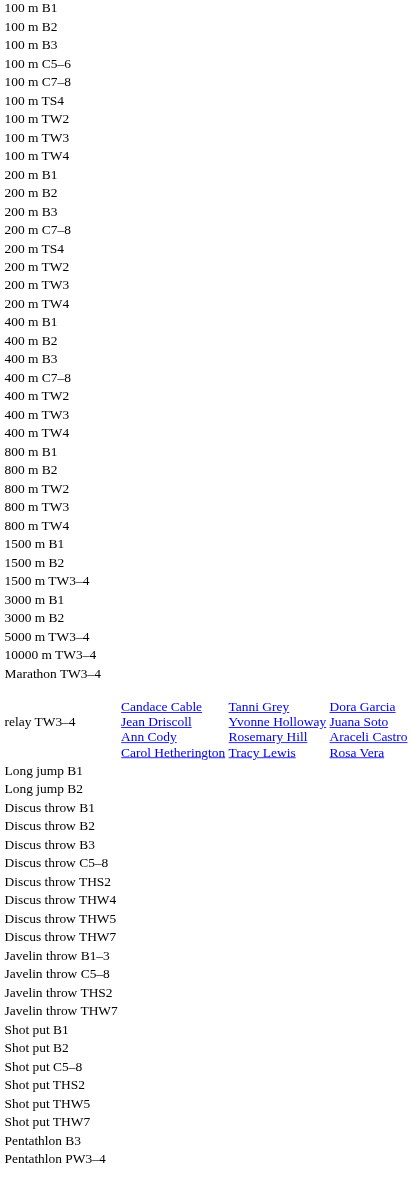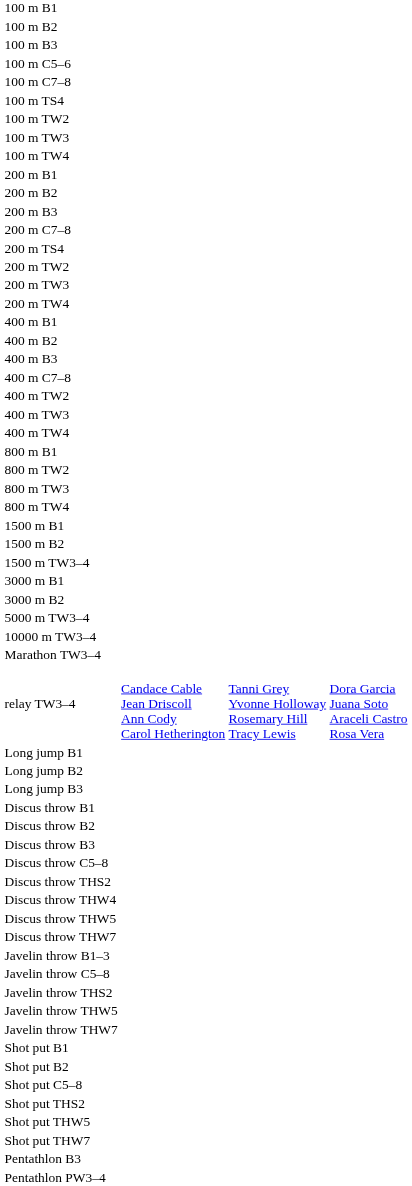- row: (31, 470)
+ row: (44, 789)
+ row: (61, 1011)
